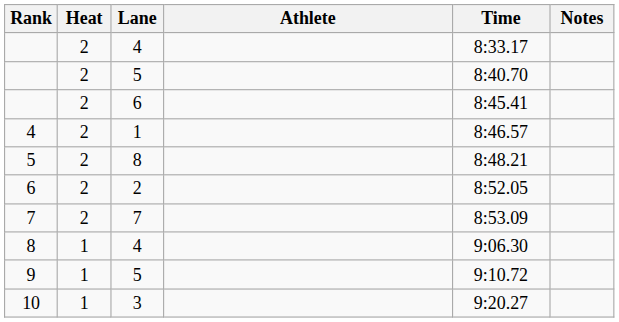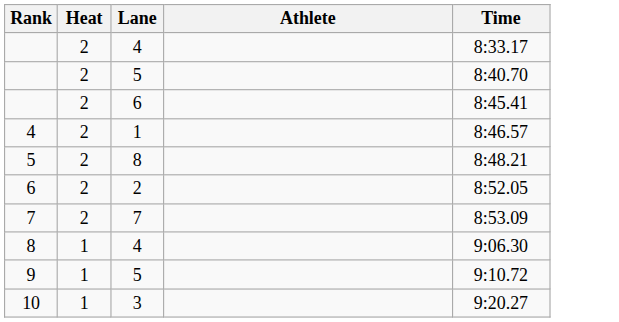- column: (582, 18)
